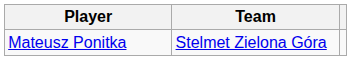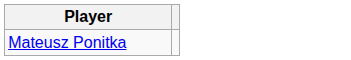- column: (256, 17)
